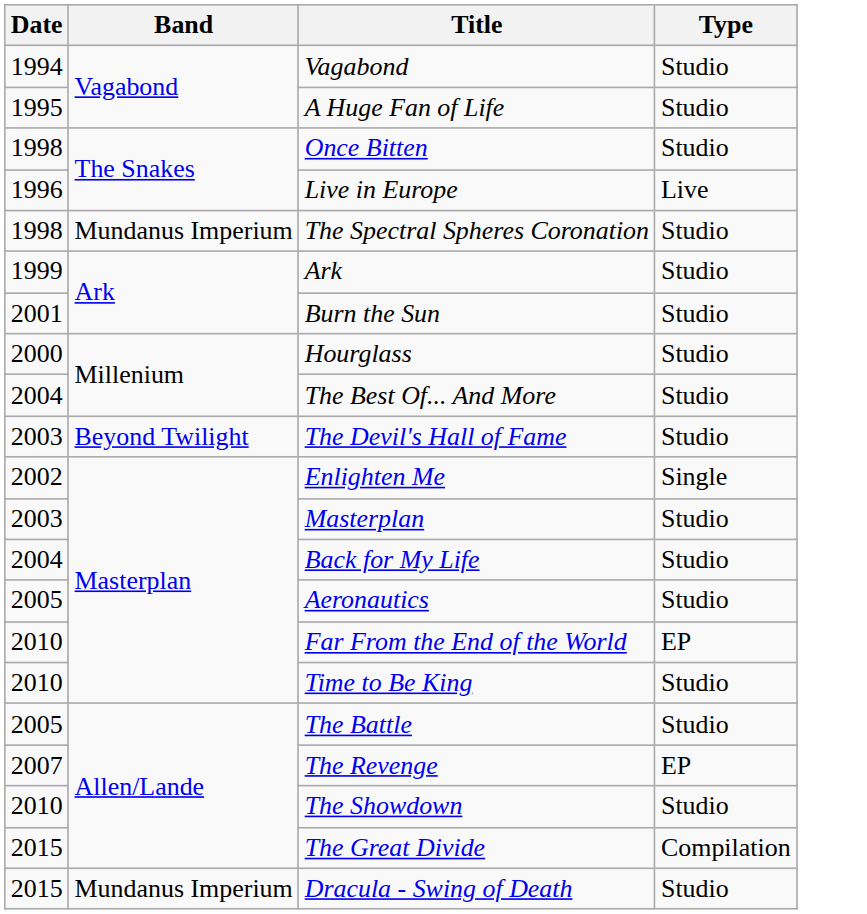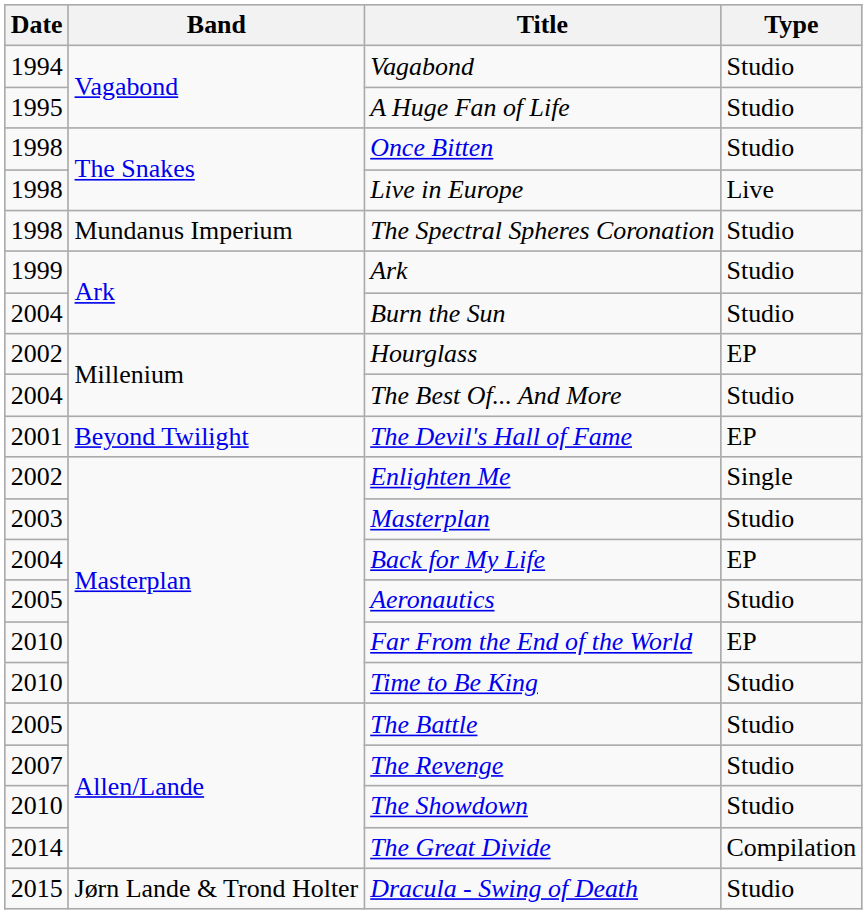(37, 189) 1996 -> (37, 189) 1998
(37, 312) 2001 -> (37, 312) 2004
(37, 353) 2000 -> (37, 353) 2002
(695, 353) Studio -> (742, 353) EP
(37, 436) 2003 -> (37, 436) 2001
(695, 436) Studio -> (742, 436) EP
(695, 559) Studio -> (742, 559) EP
(676, 764) EP -> (760, 764) Studio
(37, 847) 2015 -> (37, 847) 2014
(184, 888) Mundanus Imperium -> (216, 888) Jørn Lande & Trond Holter
